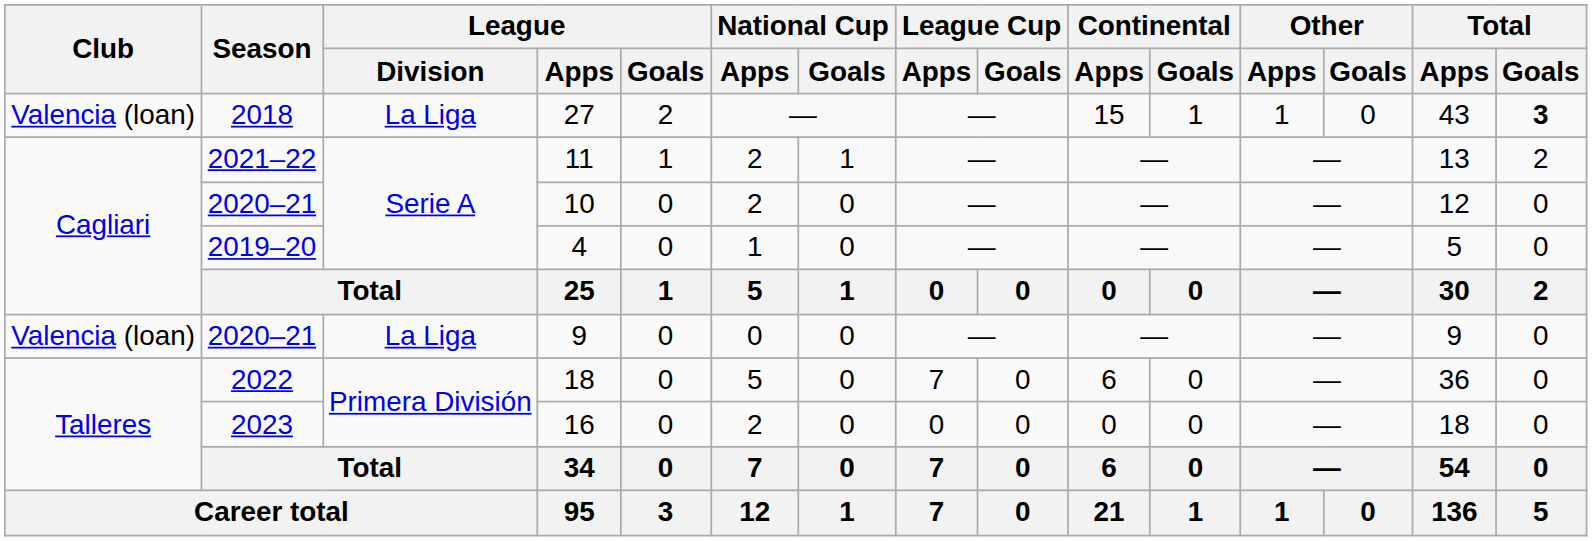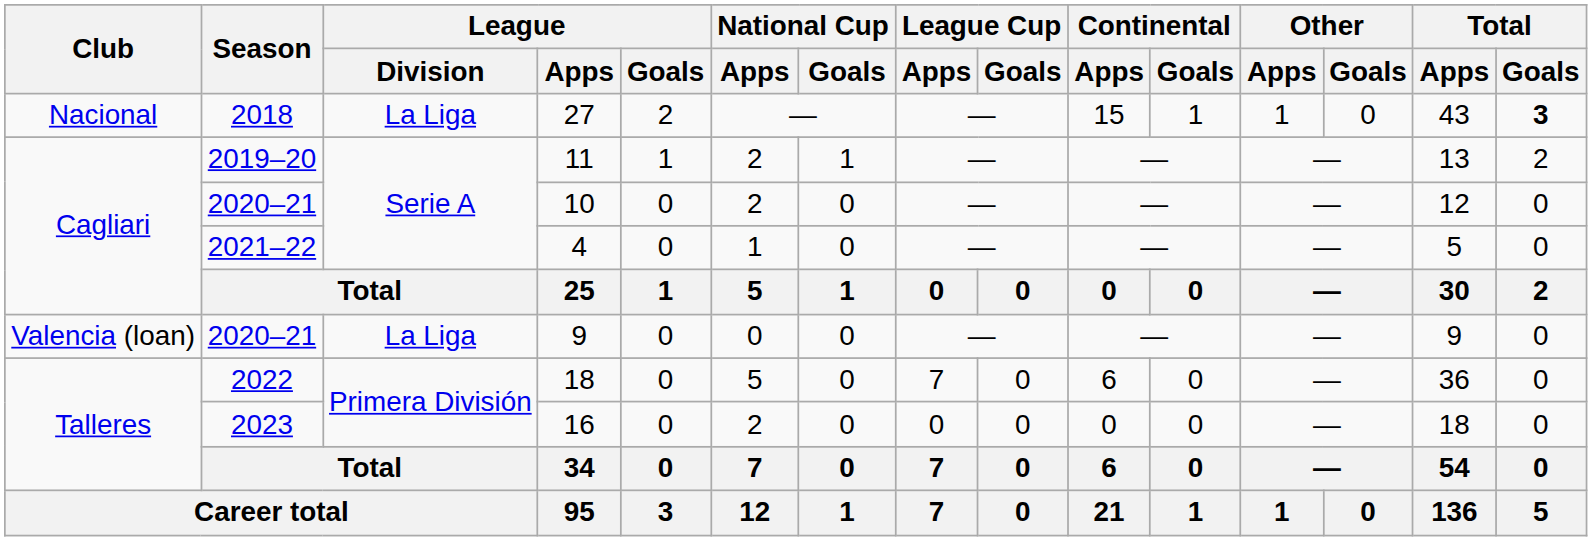(103, 114) Valencia (loan) -> (103, 114) Nacional
(262, 159) 2021–22 -> (262, 159) 2019–20
(262, 247) 2019–20 -> (262, 247) 2021–22
